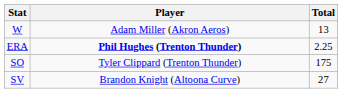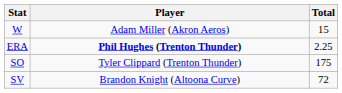(323, 29) 13 -> (323, 29) 15
(323, 79) 27 -> (323, 79) 72
